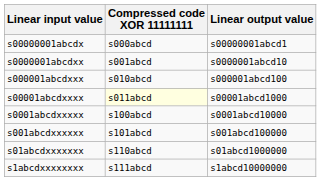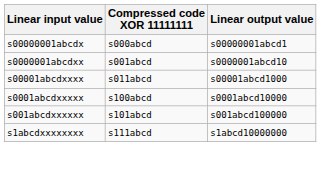- row: (45, 79)
(130, 97) lightyellow background -> (130, 79) no background
- row: (45, 151)
